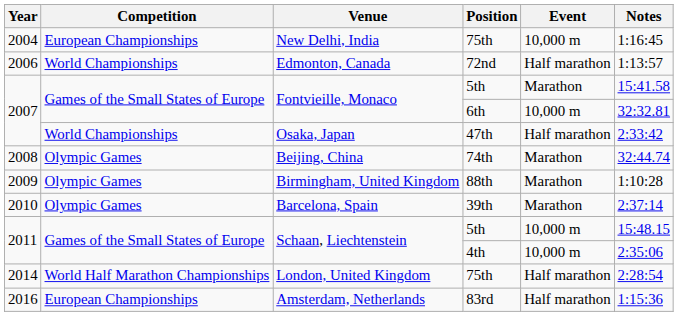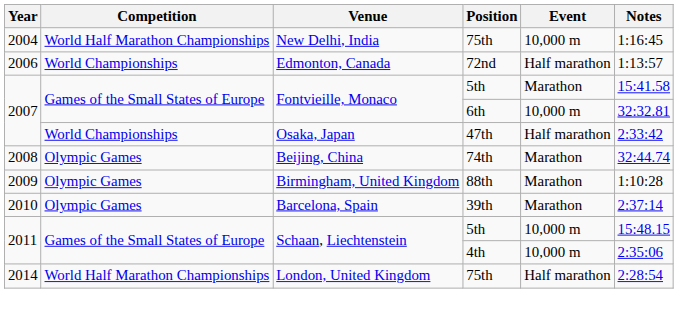(121, 39) European Championships -> (157, 39) World Half Marathon Championships
- row: (351, 299)
